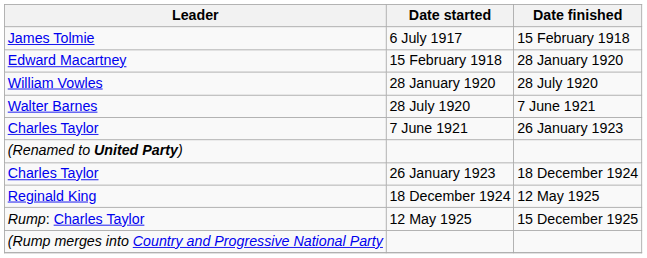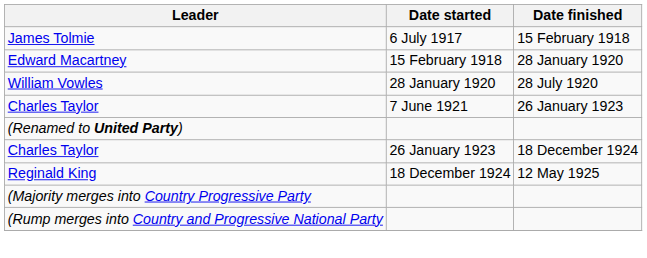- row: (53, 106)
+ row: (159, 196)
- row: (76, 219)
